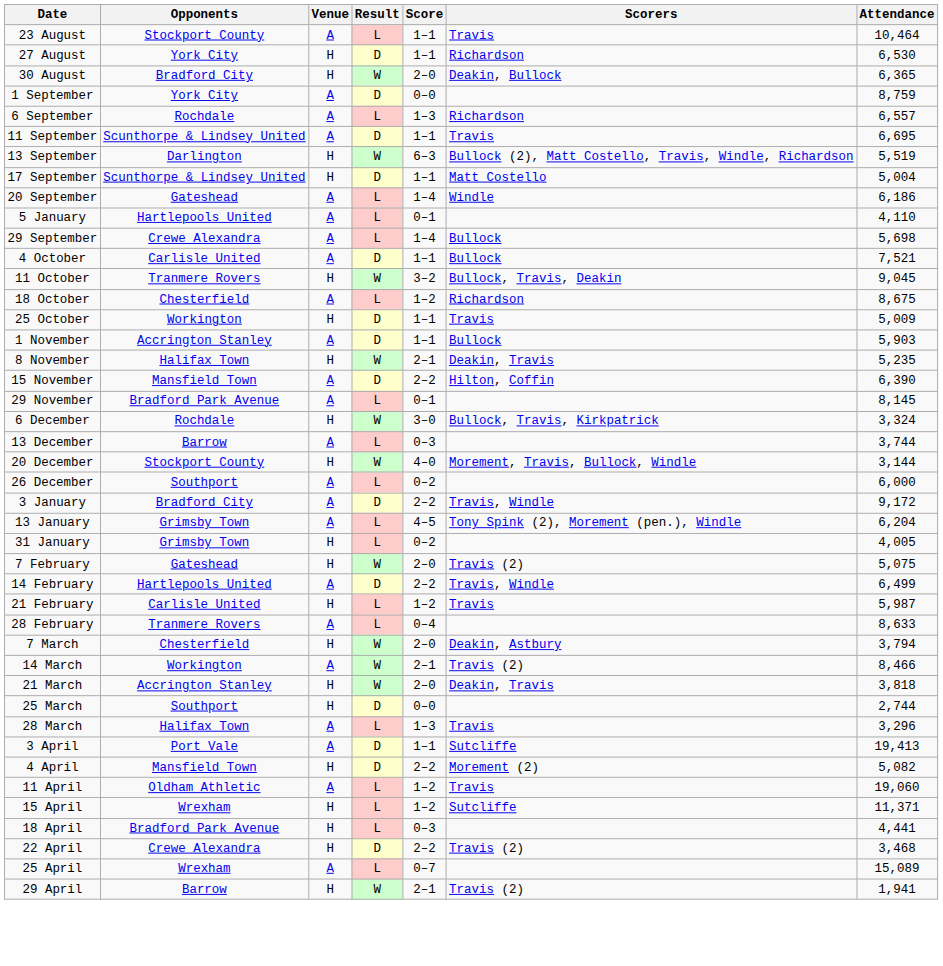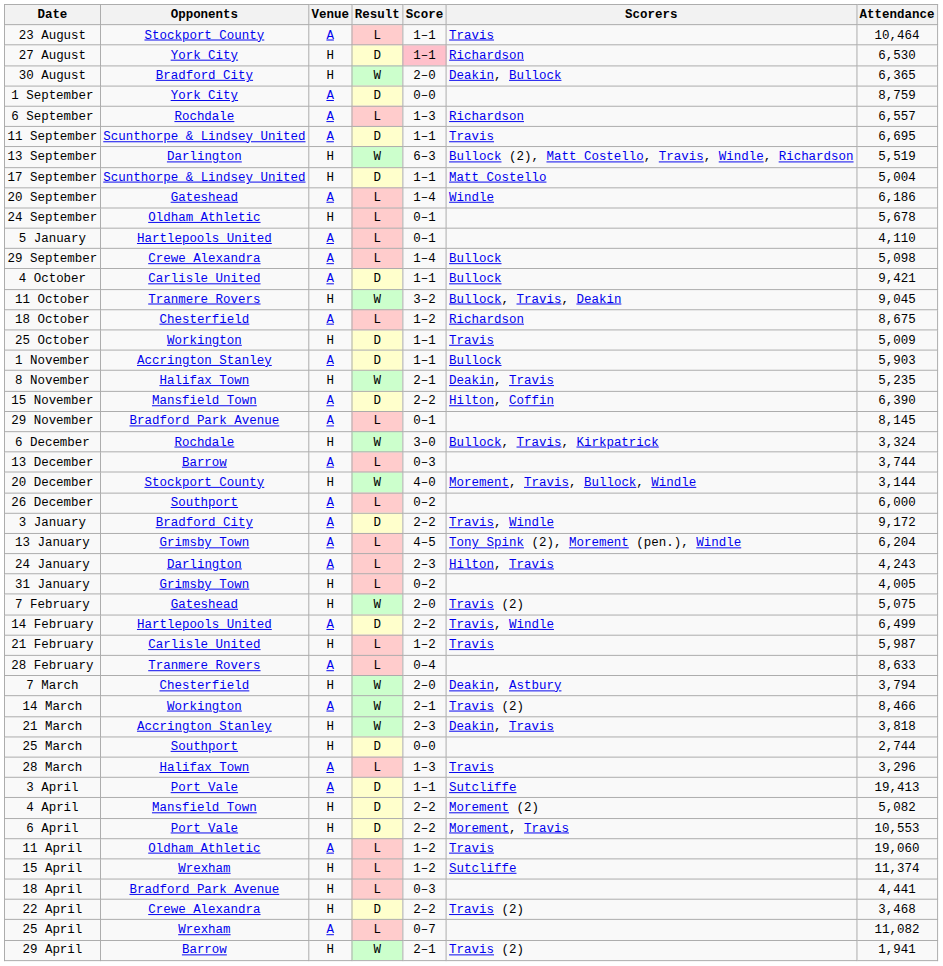(424, 55) no background -> (424, 55) pink background
+ row: (52, 218)
(897, 238) 5,698 -> (897, 259) 5,098
(897, 259) 7,521 -> (897, 279) 9,421
+ row: (52, 564)
(424, 686) 2–0 -> (424, 727) 2–3
+ row: (52, 828)
(897, 808) 11,371 -> (897, 869) 11,374
(897, 869) 15,089 -> (897, 930) 11,082
